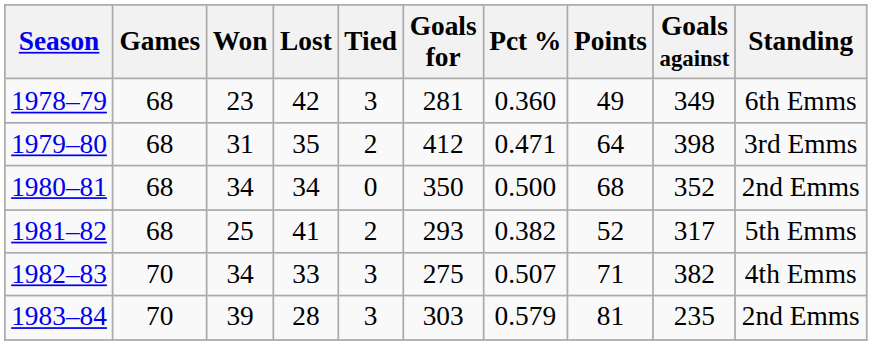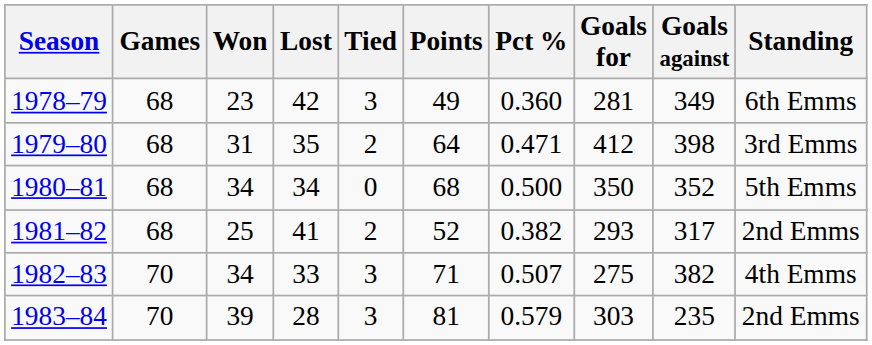columns swapped: (610, 41) <-> (443, 41)
(801, 187) 2nd Emms -> (801, 187) 5th Emms
(801, 230) 5th Emms -> (801, 230) 2nd Emms
